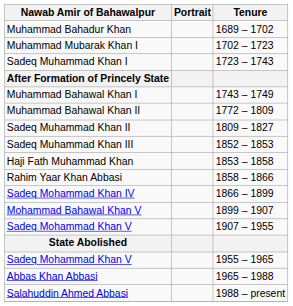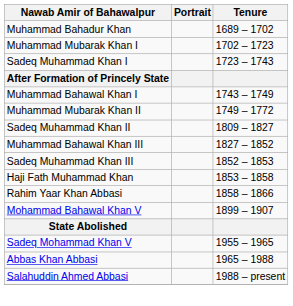+ row: (74, 111)
- row: (73, 111)
+ row: (75, 144)
- row: (71, 194)
- row: (69, 227)
